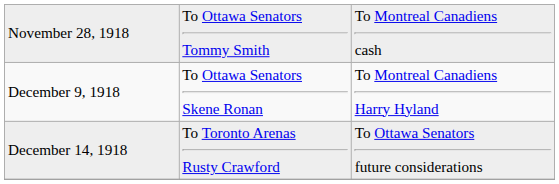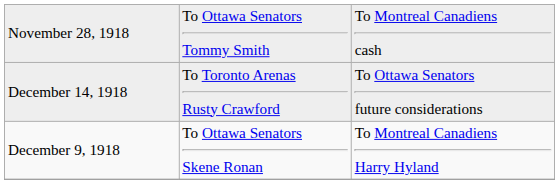rows swapped: (64, 91) <-> (68, 150)
